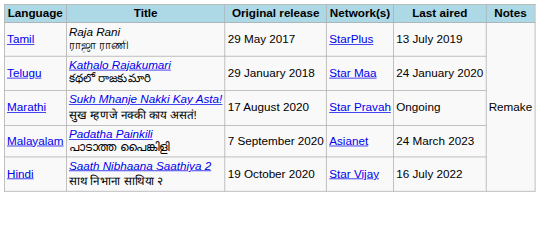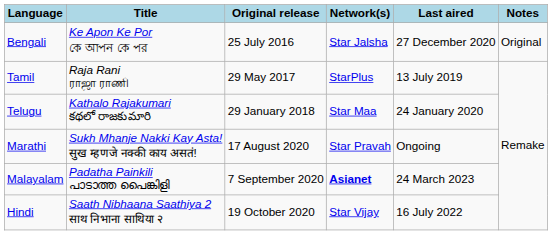+ row: (27, 42)
(349, 141) normal -> (350, 179) bold
